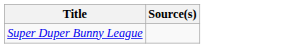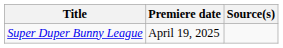+ column: (185, 14)
